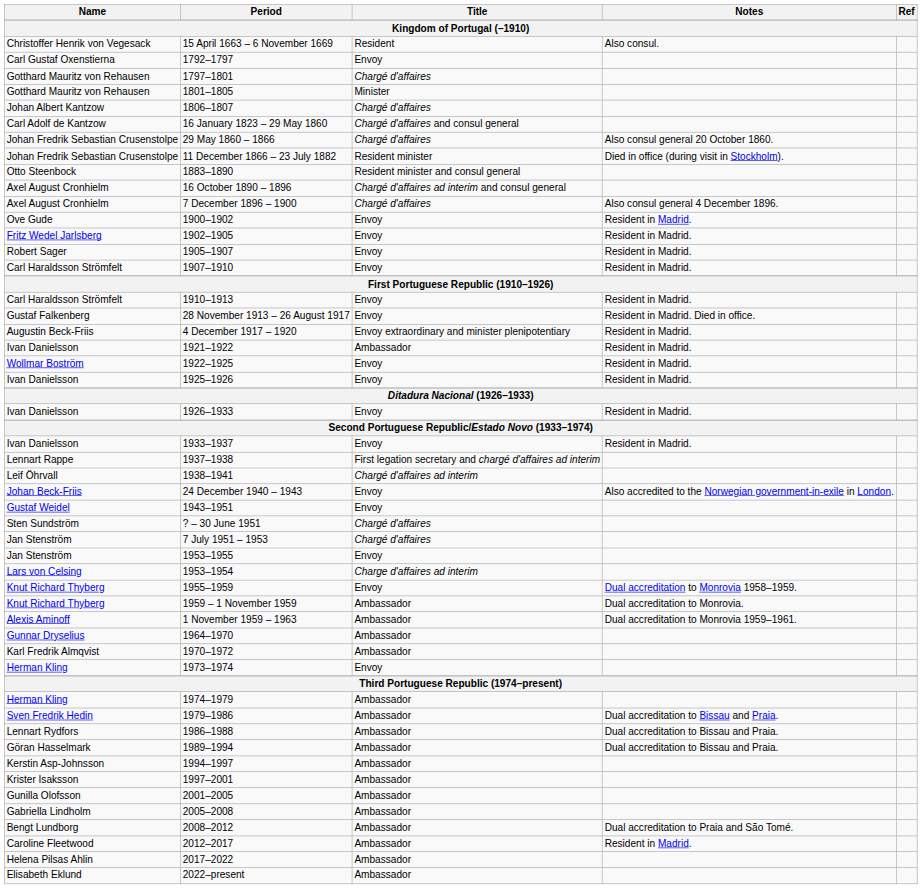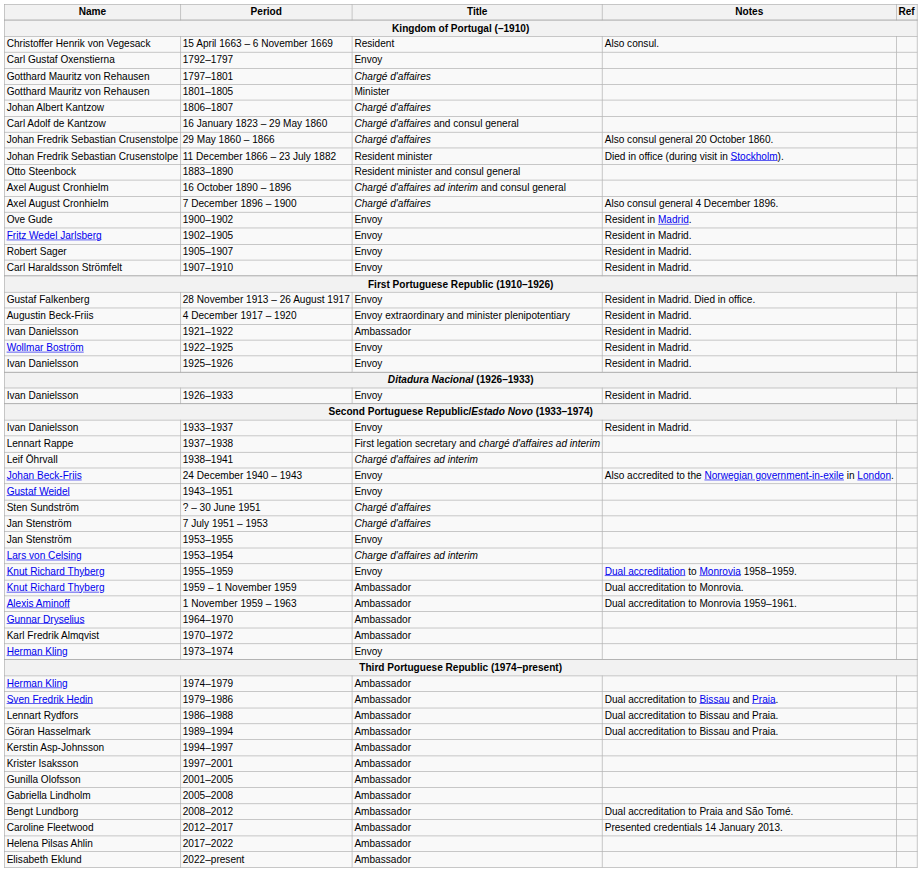- row: (208, 300)
(648, 843) Resident in Madrid. -> (694, 827) Presented credentials 14 January 2013.
